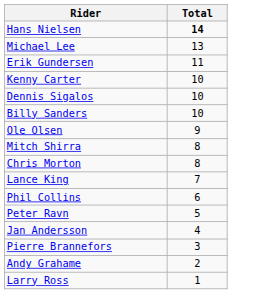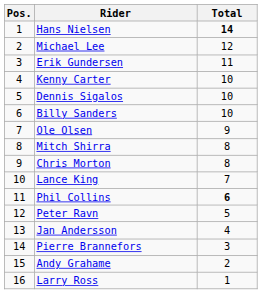+ column: (19, 13)
(197, 46) 13 -> (227, 46) 12
(197, 197) normal -> (227, 197) bold
